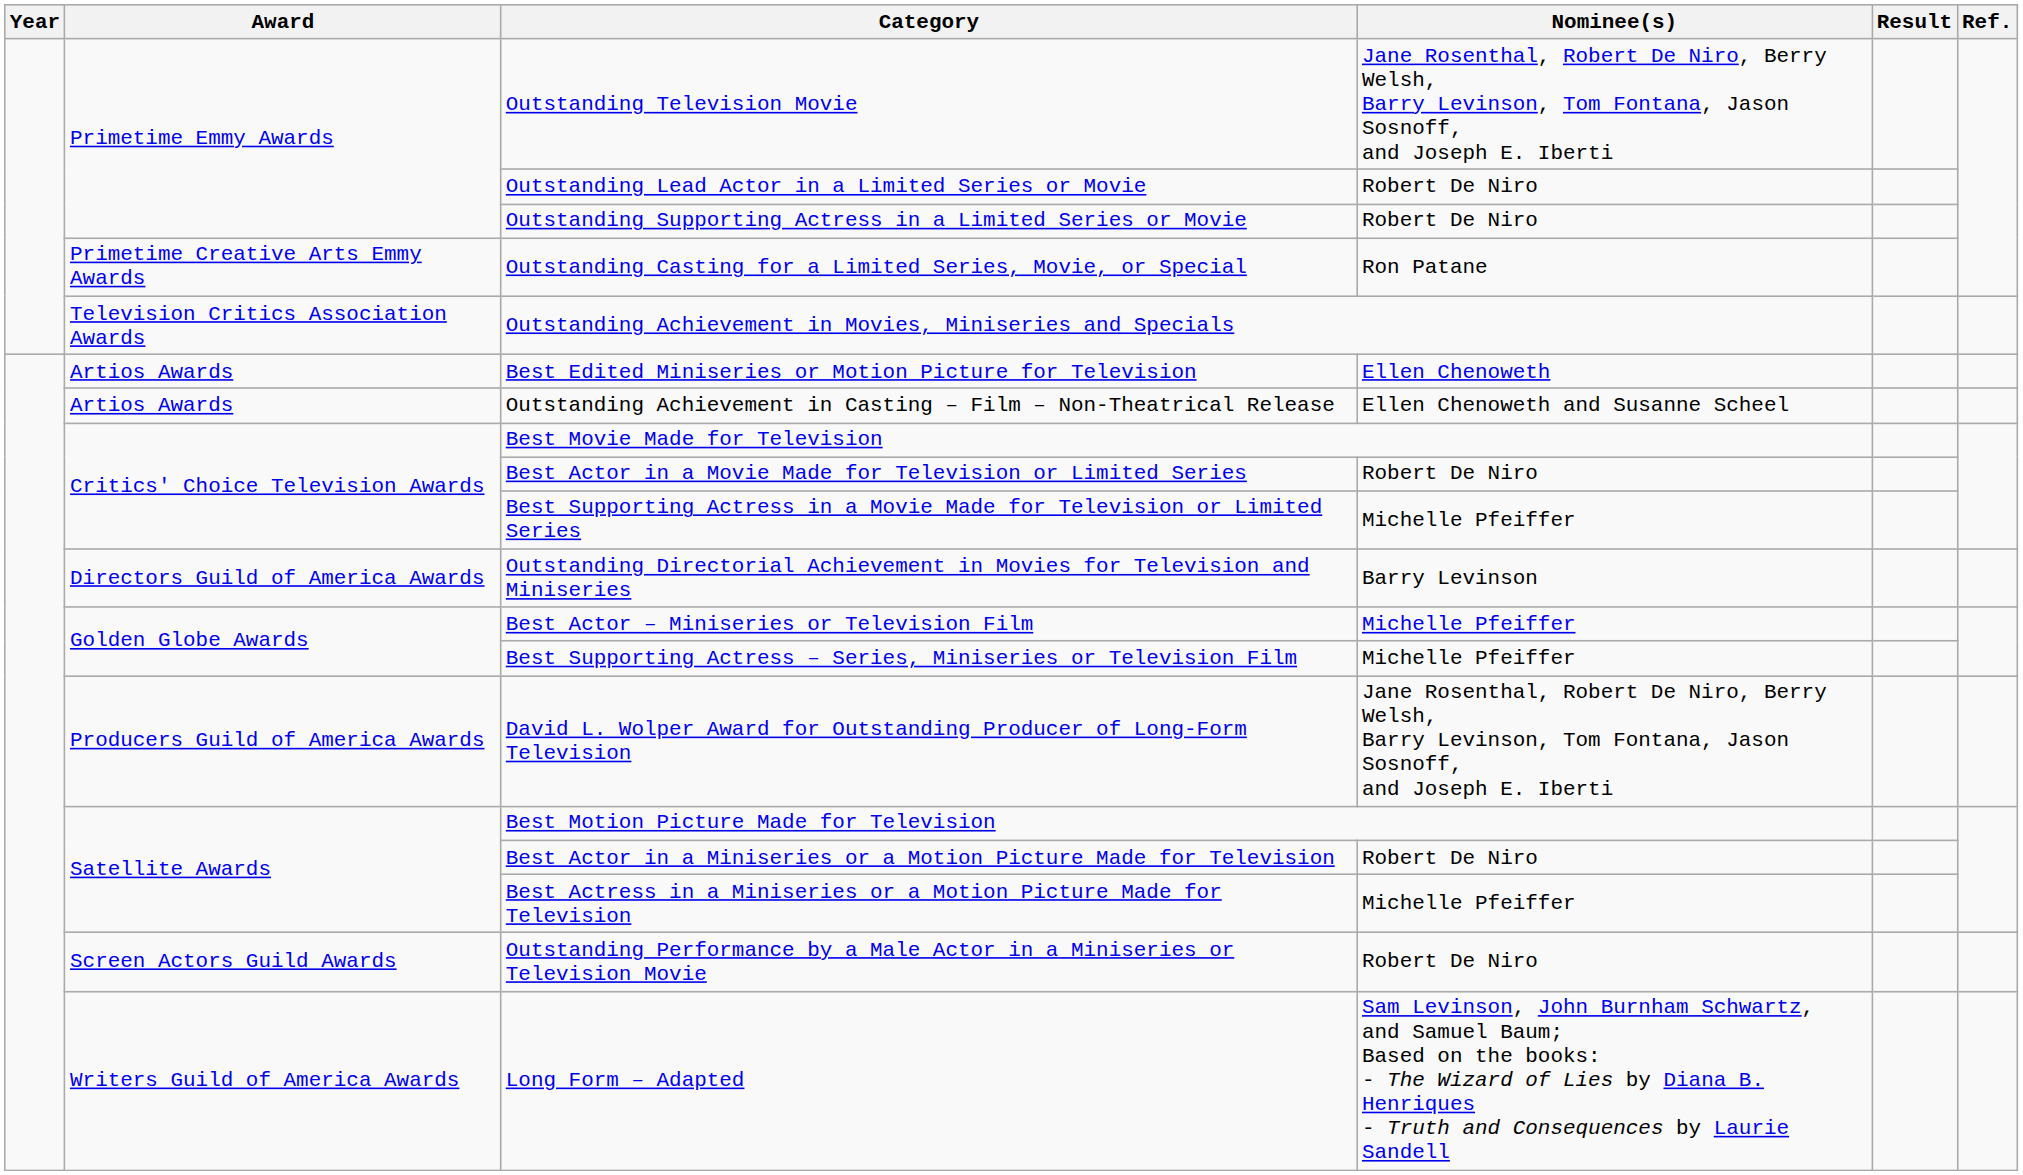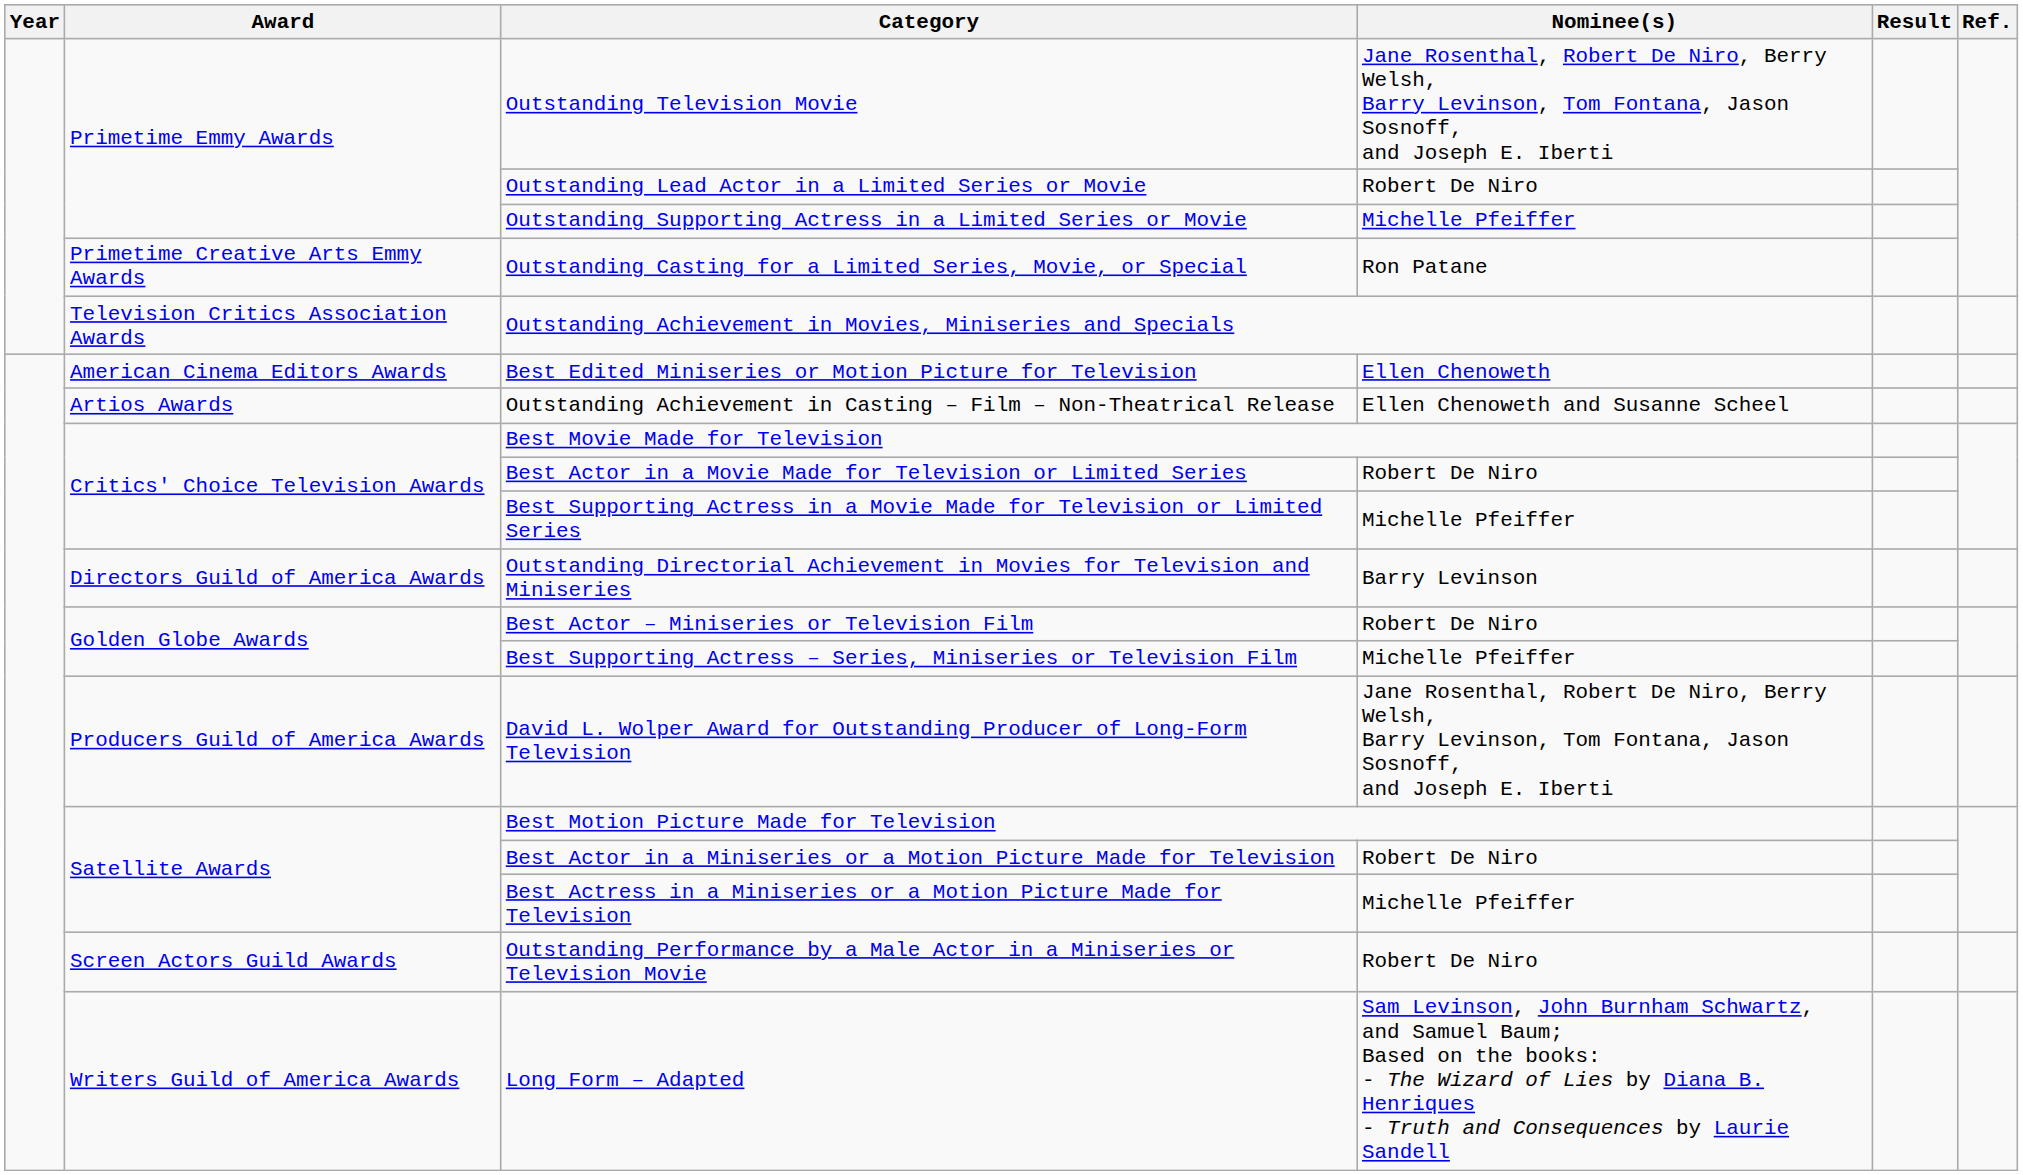(1450, 221) Robert De Niro -> (1469, 221) Michelle Pfeiffer
(152, 371) Artios Awards -> (258, 371) American Cinema Editors Awards
(1469, 624) Michelle Pfeiffer -> (1450, 624) Robert De Niro
